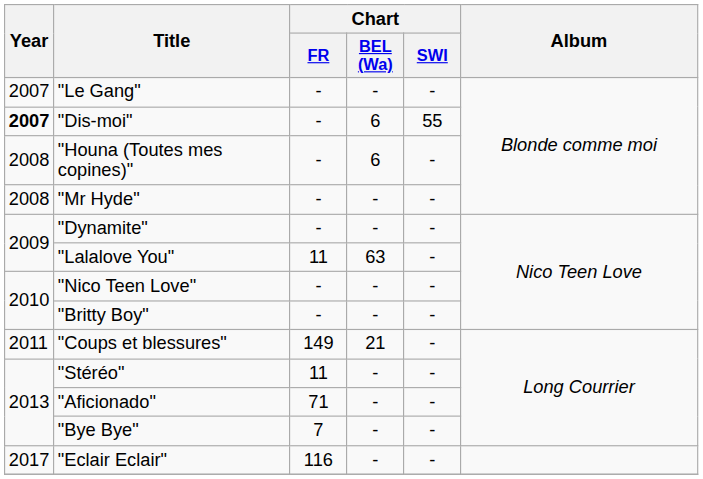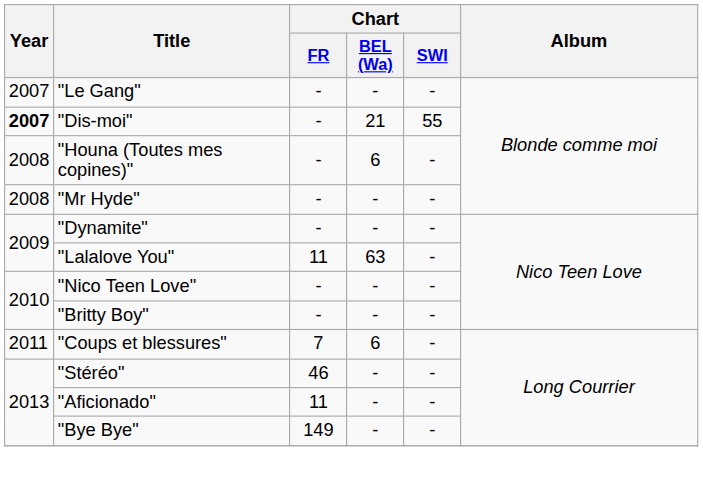(375, 120) 6 -> (375, 120) 21
(318, 344) 149 -> (318, 344) 7
(375, 344) 21 -> (375, 344) 6
(318, 372) 11 -> (318, 372) 46
(318, 401) 71 -> (318, 401) 11
(318, 430) 7 -> (318, 430) 149
- row: (112, 459)
